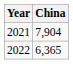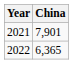(48, 31) 7,904 -> (48, 31) 7,901
